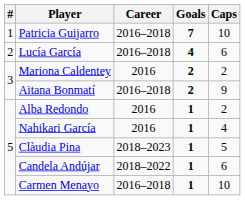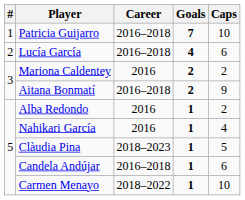(144, 166) 2018–2022 -> (144, 166) 2016–2018
(144, 185) 2016–2018 -> (144, 185) 2018–2022
